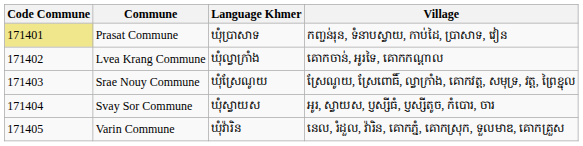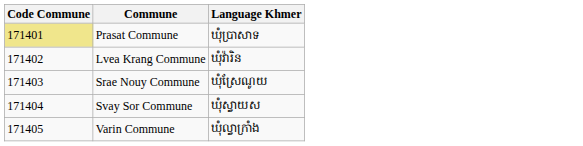- column: (441, 14)
(236, 58) ឃុំល្វាក្រាំង -> (226, 58) ឃុំវ៉ារិន
(226, 128) ឃុំវ៉ារិន -> (236, 128) ឃុំល្វាក្រាំង
